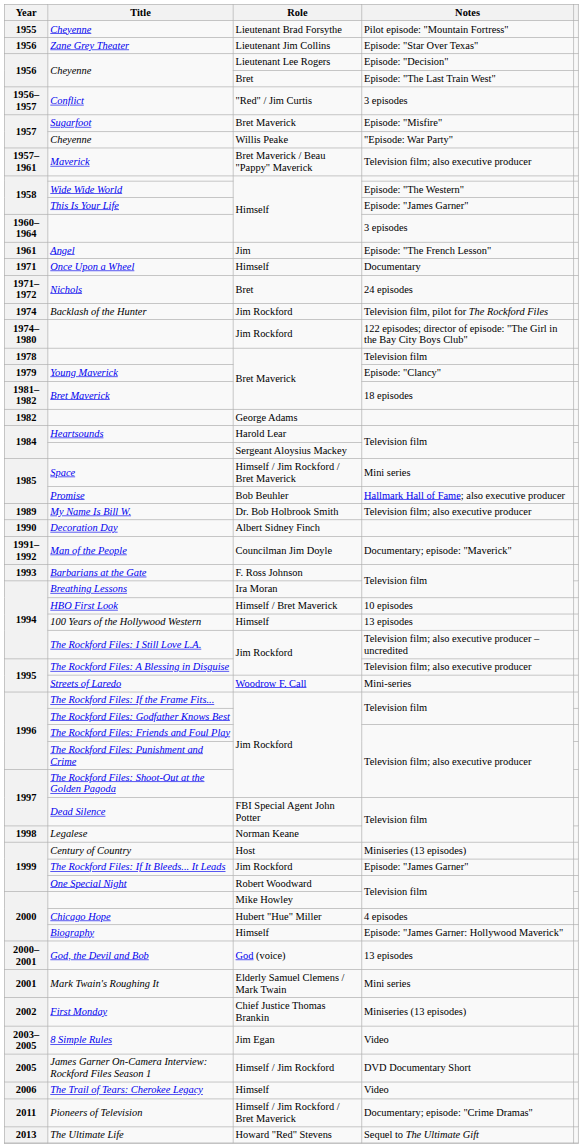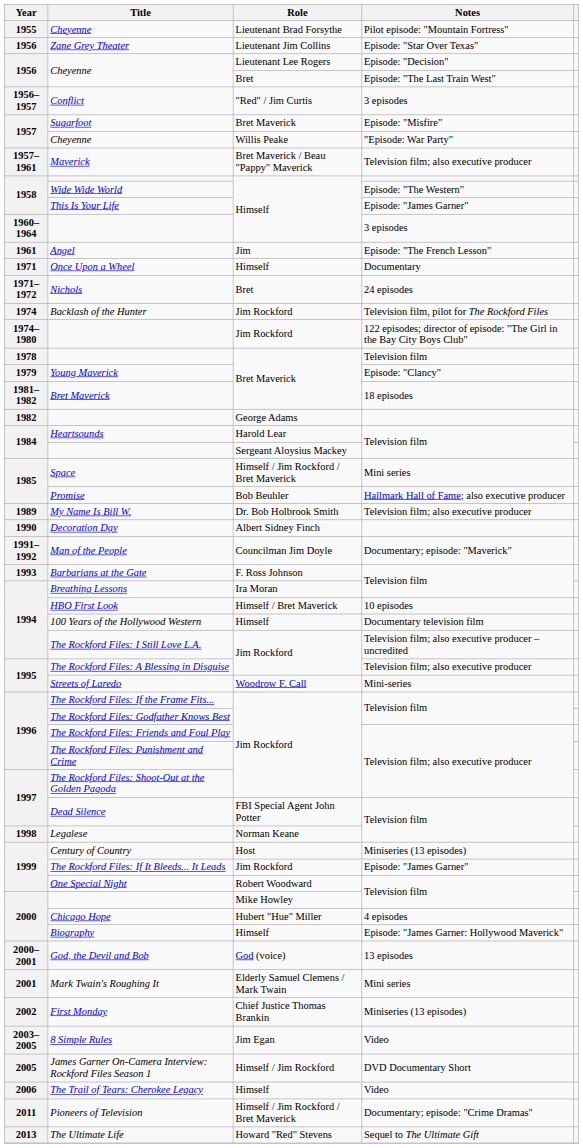(388, 622) 13 episodes -> (424, 622) Documentary television film
